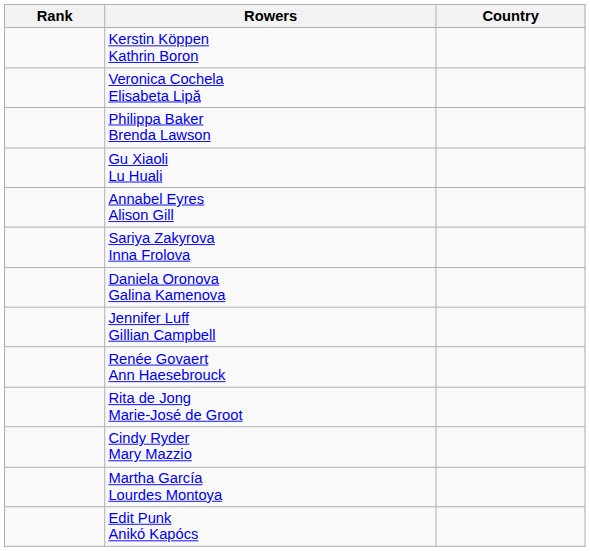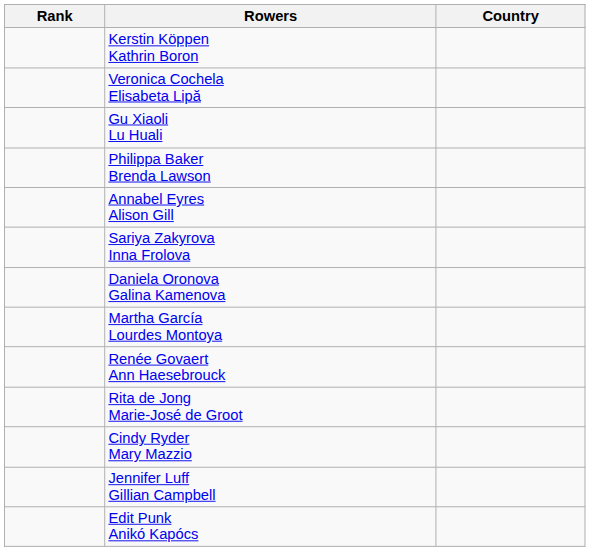rows swapped: (138, 167) <-> (160, 127)
rows swapped: (162, 327) <-> (165, 486)
